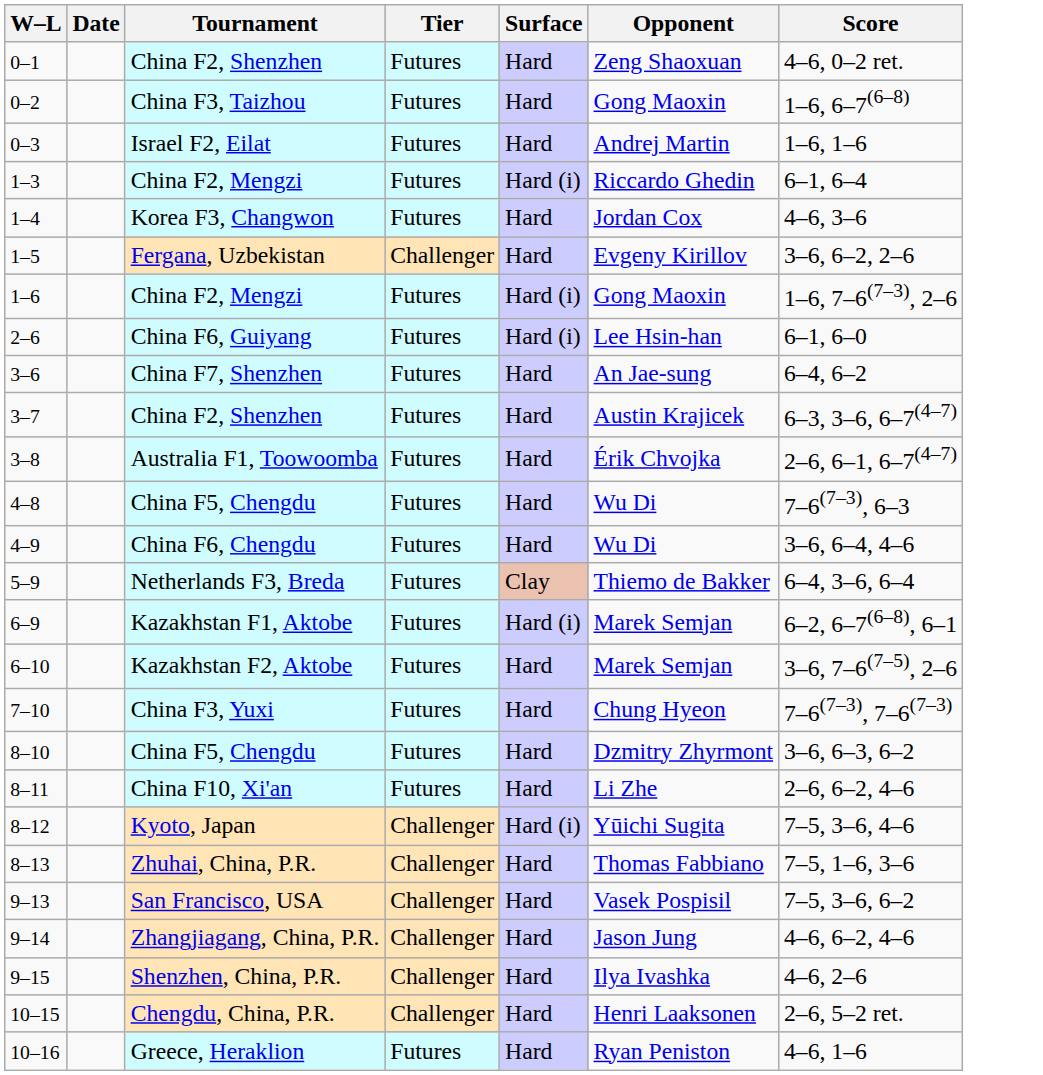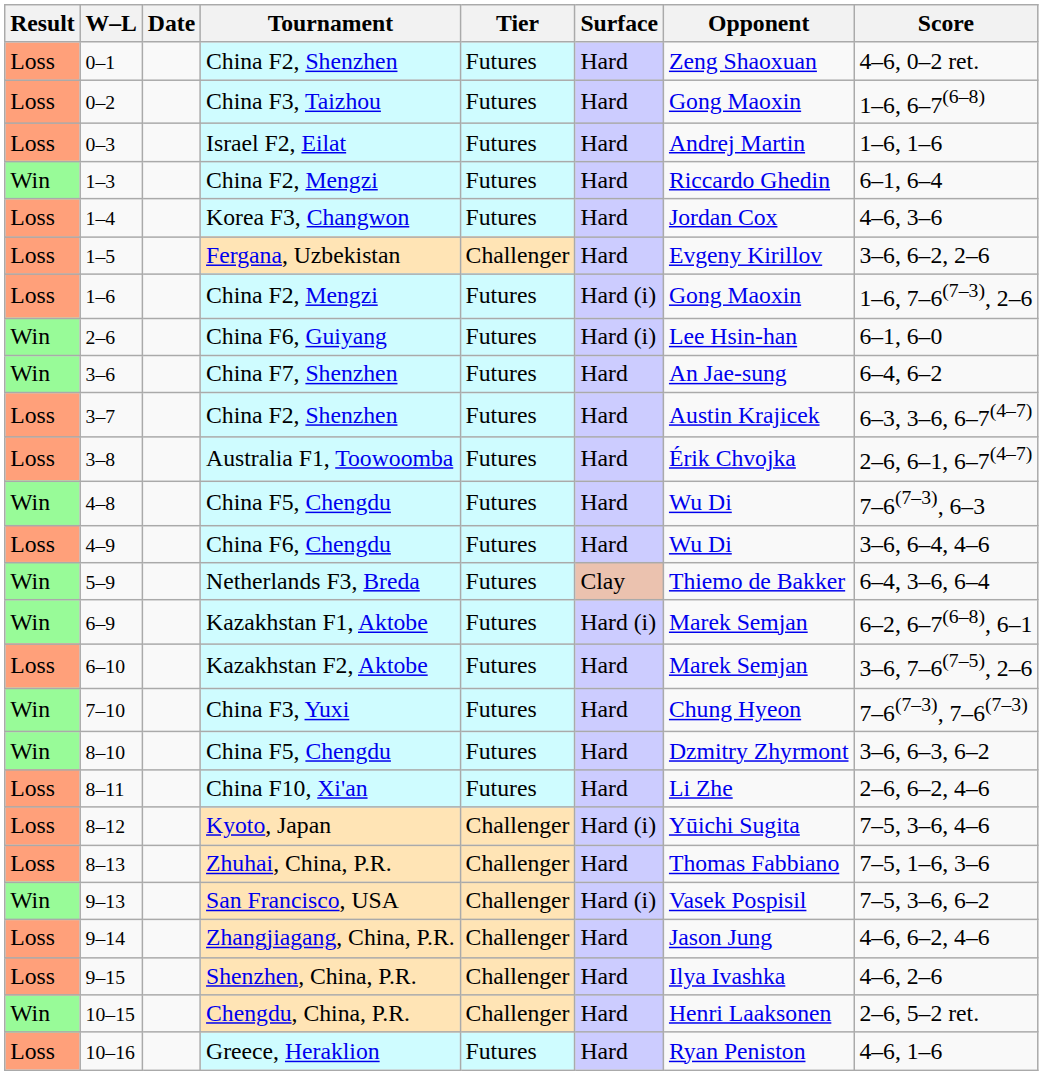+ column: (42, 23)
(543, 179) Hard (i) -> (604, 179) Hard
(529, 900) Hard -> (618, 900) Hard (i)
